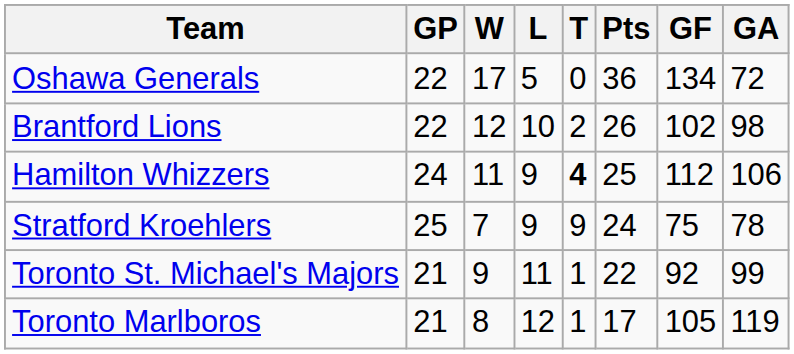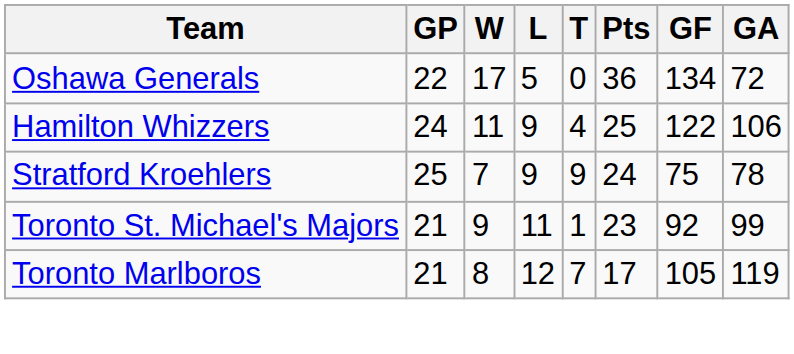- row: (117, 126)
(578, 175) bold -> (578, 126) normal
(689, 175) 112 -> (690, 126) 122
(620, 273) 22 -> (620, 224) 23
(578, 322) 1 -> (578, 273) 7
